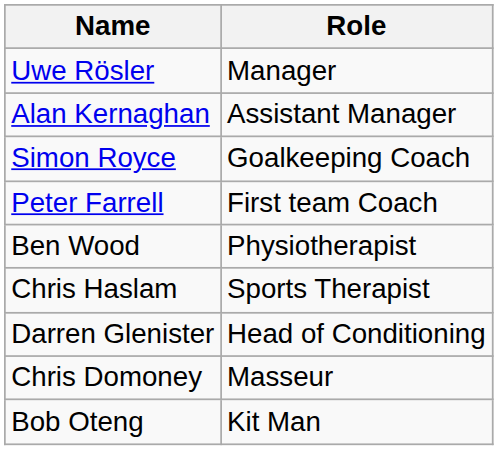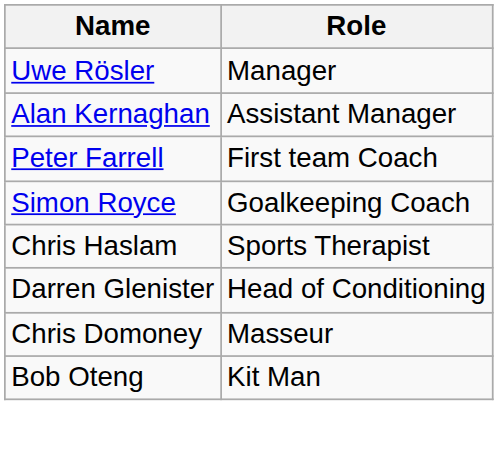rows swapped: (87, 202) <-> (94, 158)
- row: (76, 245)
